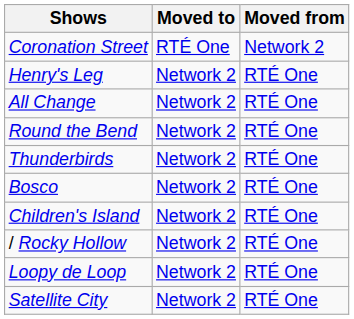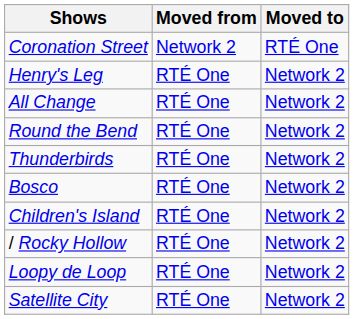columns swapped: (294, 18) <-> (196, 18)
